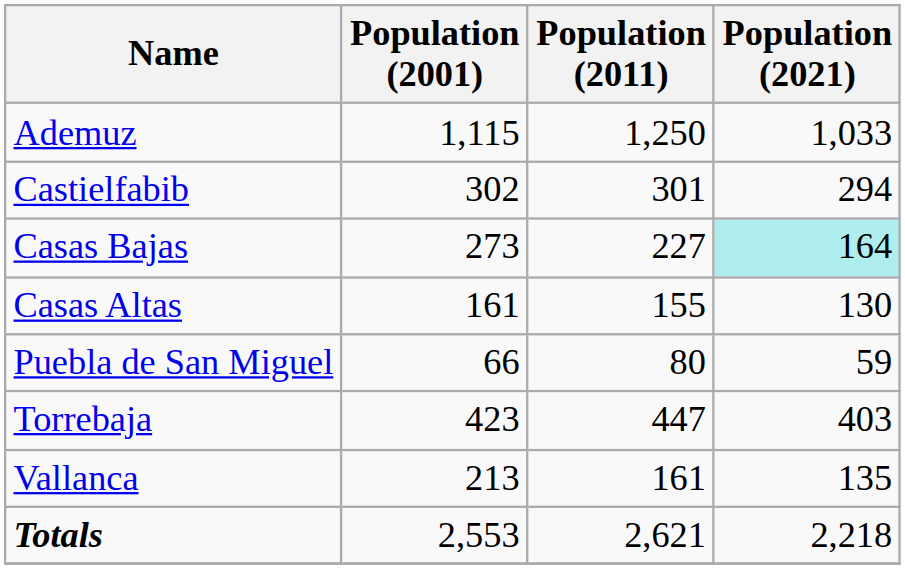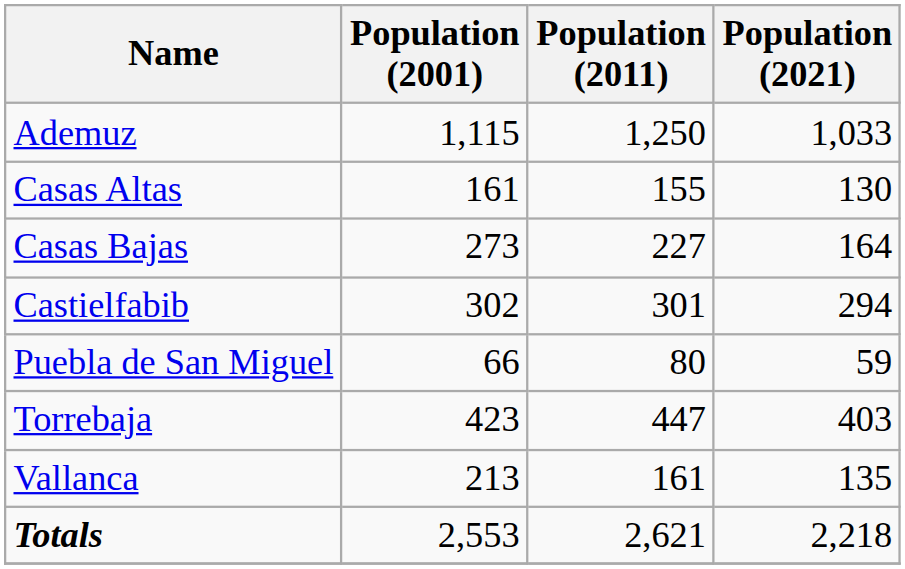rows swapped: (98, 304) <-> (101, 189)
(865, 246) paleturquoise background -> (865, 246) no background
